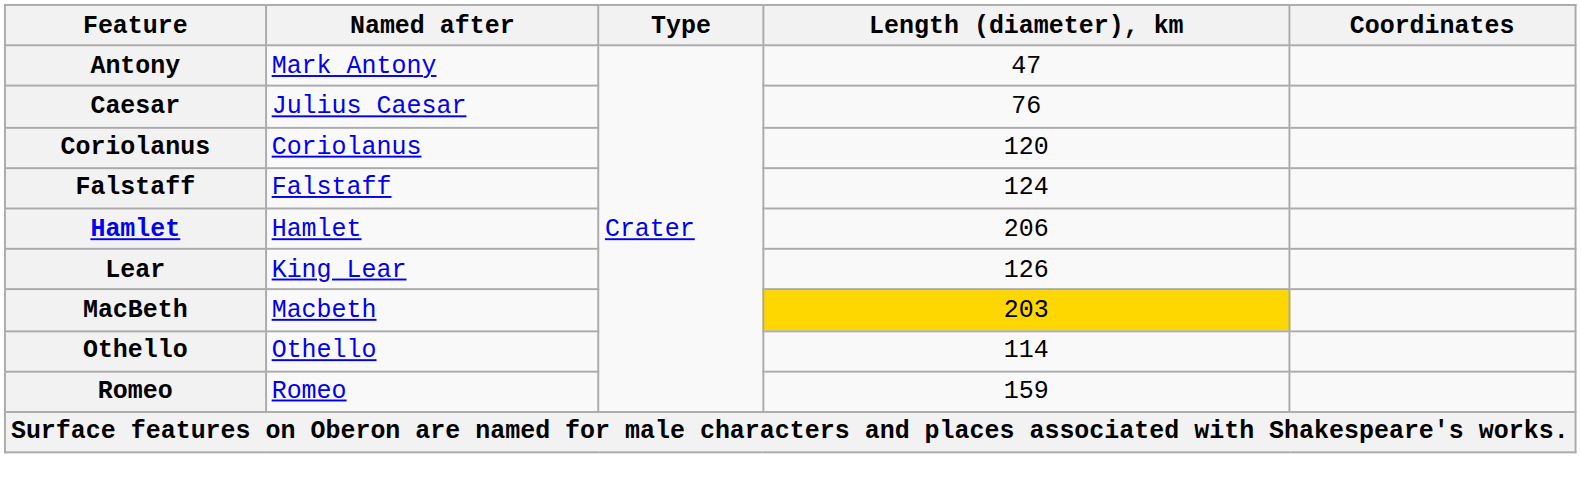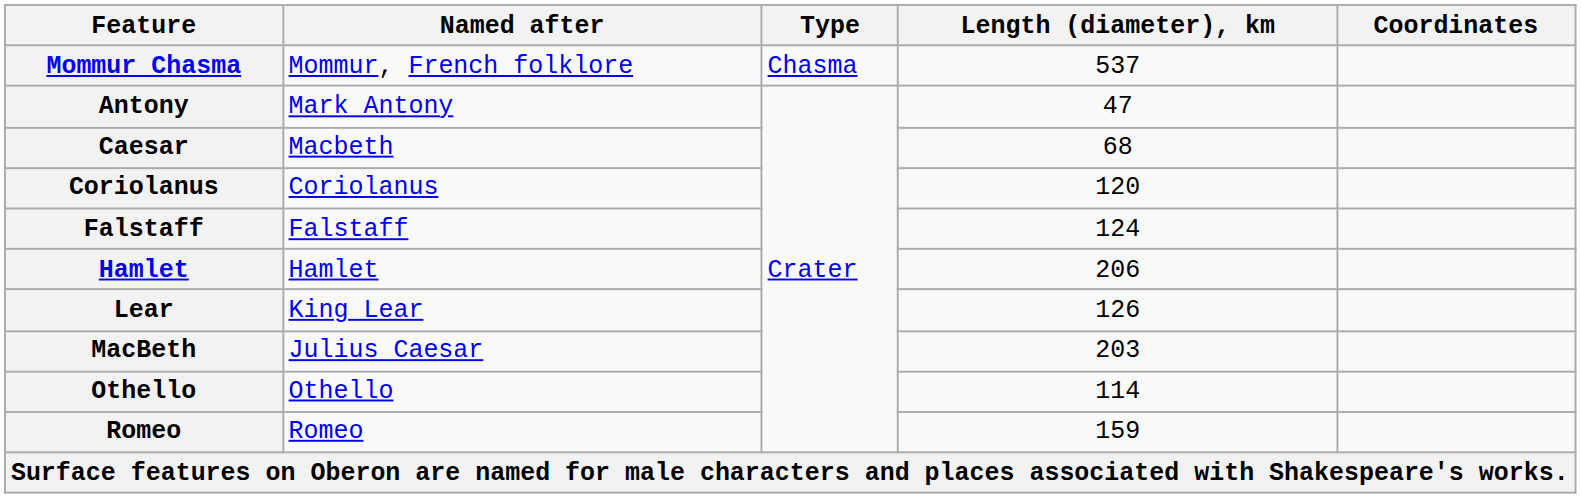+ row: (144, 66)
(369, 107) Julius Caesar -> (341, 147) Macbeth
(1026, 107) 76 -> (1118, 147) 68
(324, 310) Macbeth -> (386, 351) Julius Caesar
(1026, 310) gold background -> (1118, 351) no background
